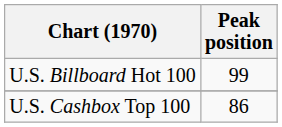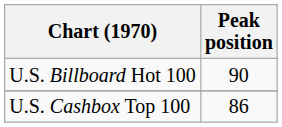(239, 74) 99 -> (239, 74) 90
